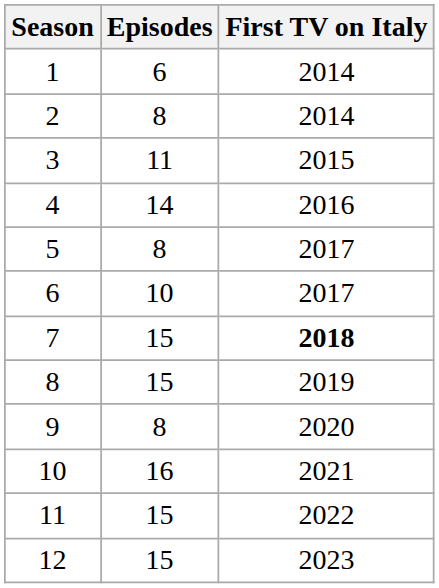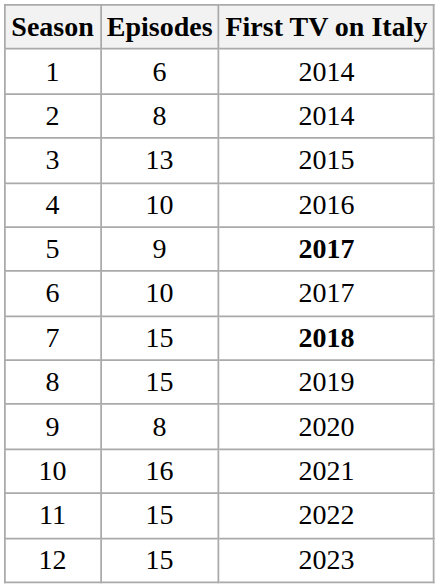(160, 159) 11 -> (160, 159) 13
(160, 204) 14 -> (160, 204) 10
(160, 248) 8 -> (160, 248) 9
(326, 248) normal -> (326, 248) bold
